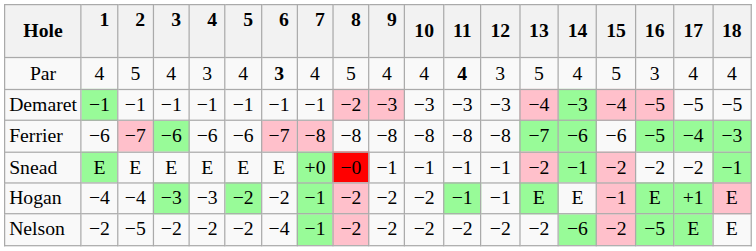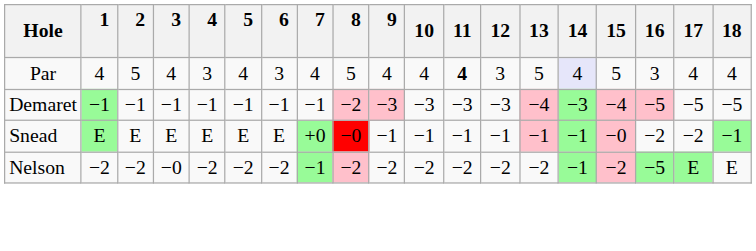(279, 73) bold -> (279, 73) normal
(577, 73) no background -> (577, 73) lavender background
- row: (36, 135)
(539, 167) −2 -> (539, 135) −1
(616, 167) −2 -> (616, 135) −0
- row: (35, 198)
(135, 229) −5 -> (135, 167) −2
(171, 229) −2 -> (171, 167) −0
(279, 229) −4 -> (279, 167) −2
(577, 229) −6 -> (577, 167) −1
